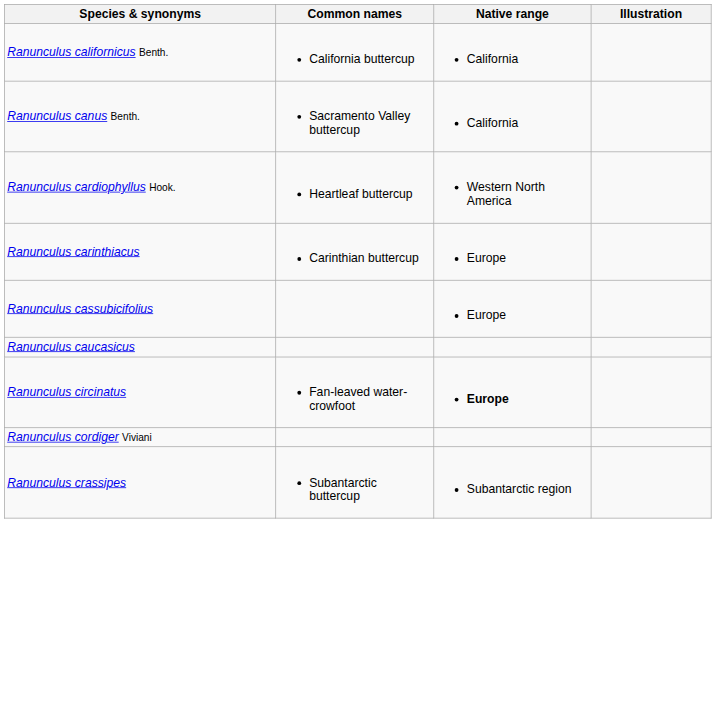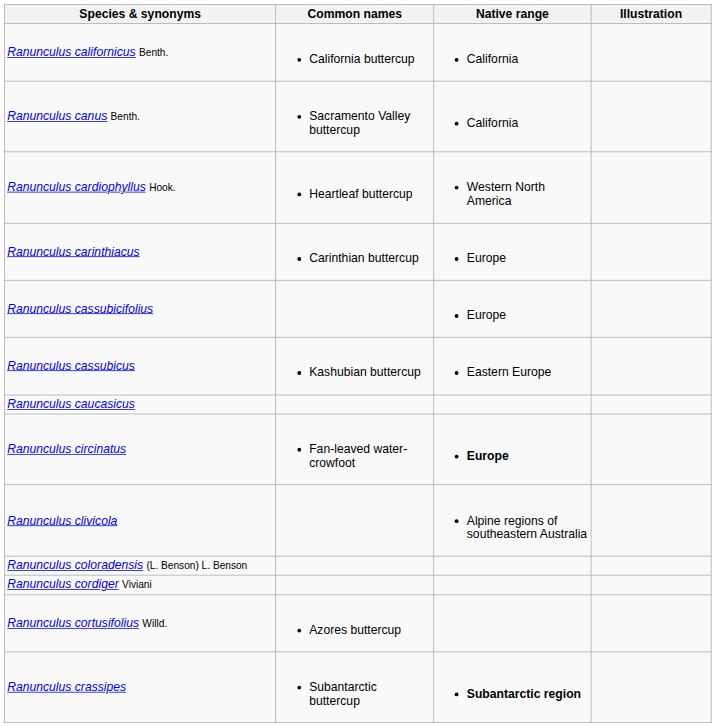+ row: (71, 366)
+ row: (62, 520)
+ row: (127, 565)
+ row: (87, 623)
(512, 489) normal -> (512, 694) bold
